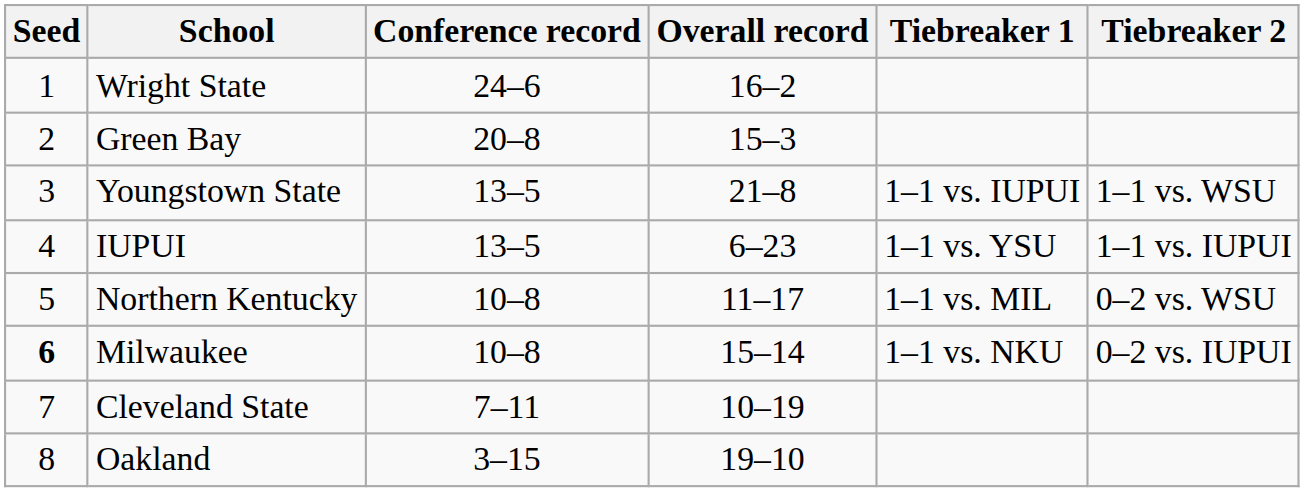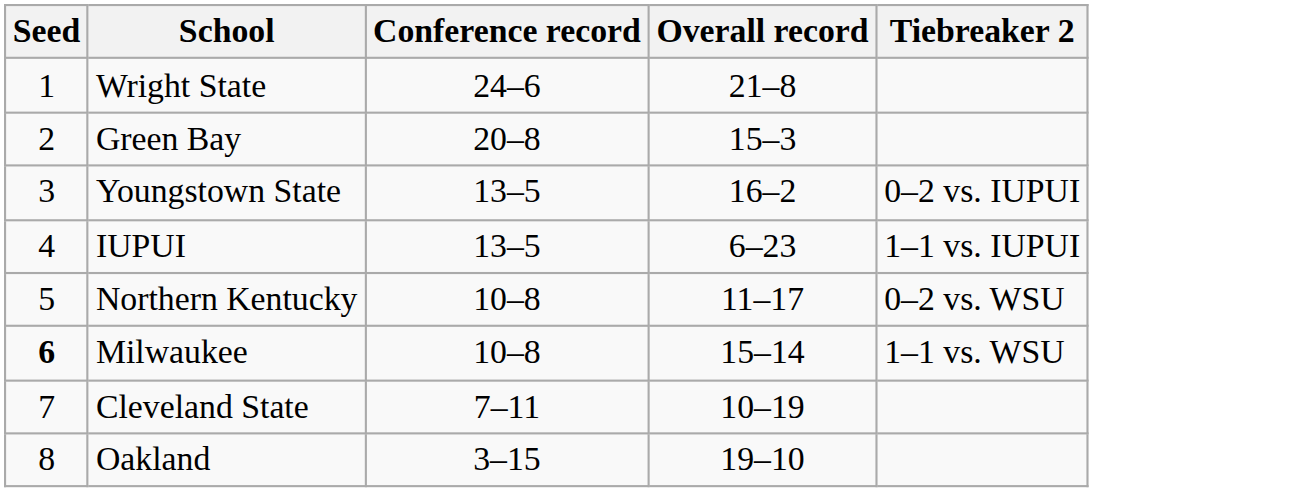- column: (982, 31)
(763, 84) 16–2 -> (763, 84) 21–8
(763, 191) 21–8 -> (763, 191) 16–2
(1186, 191) 1–1 vs. WSU -> (982, 191) 0–2 vs. IUPUI
(1194, 352) 0–2 vs. IUPUI -> (974, 352) 1–1 vs. WSU
